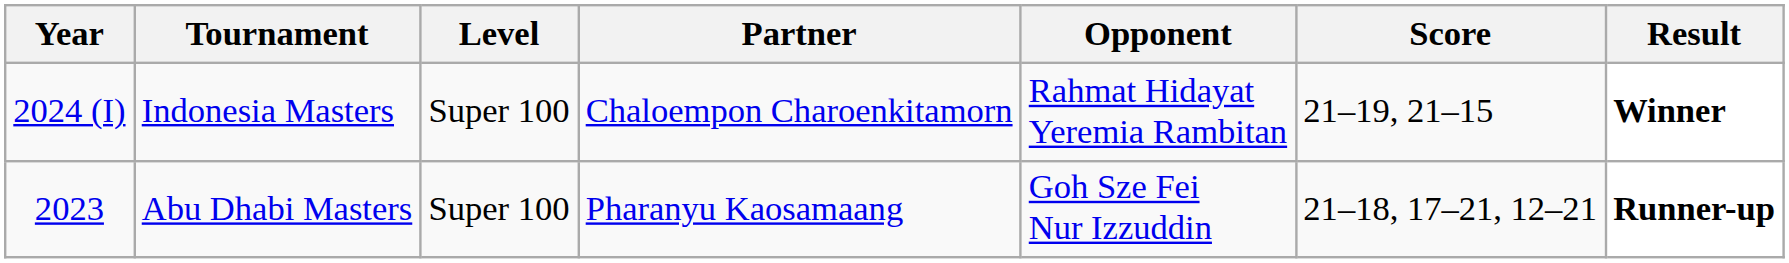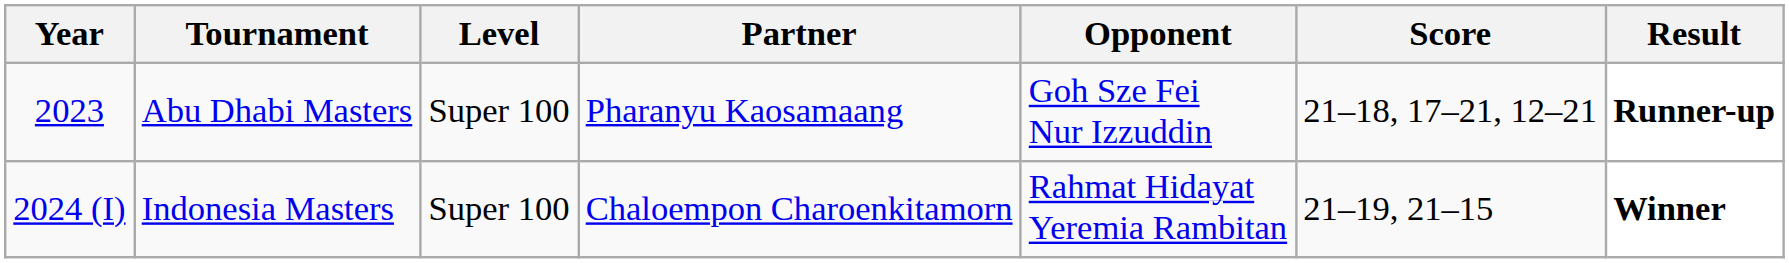rows swapped: (277, 208) <-> (268, 110)
